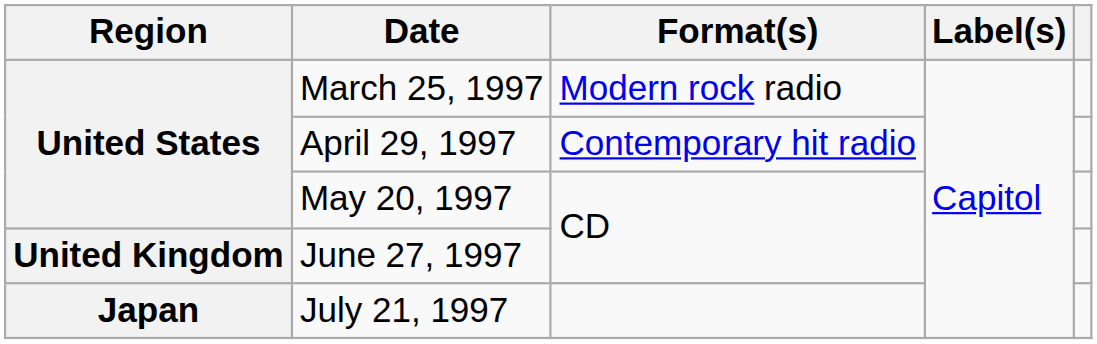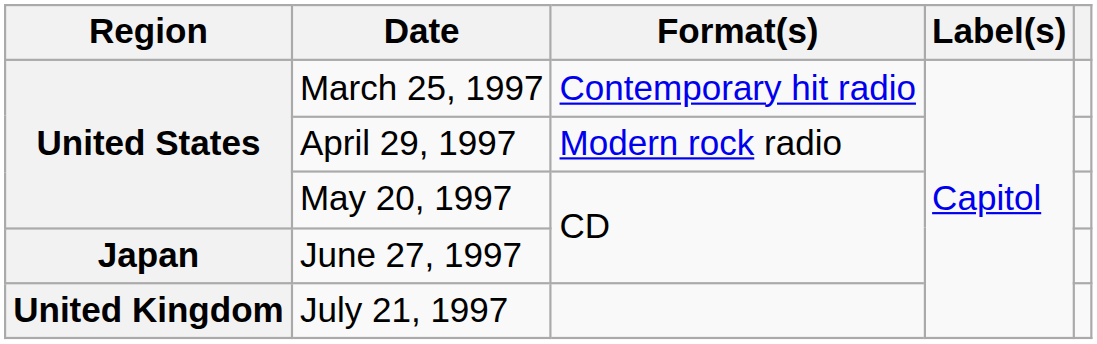(701, 87) Modern rock radio -> (738, 87) Contemporary hit radio
(738, 143) Contemporary hit radio -> (701, 143) Modern rock radio
(148, 254) United Kingdom -> (148, 254) Japan
(148, 310) Japan -> (148, 310) United Kingdom
